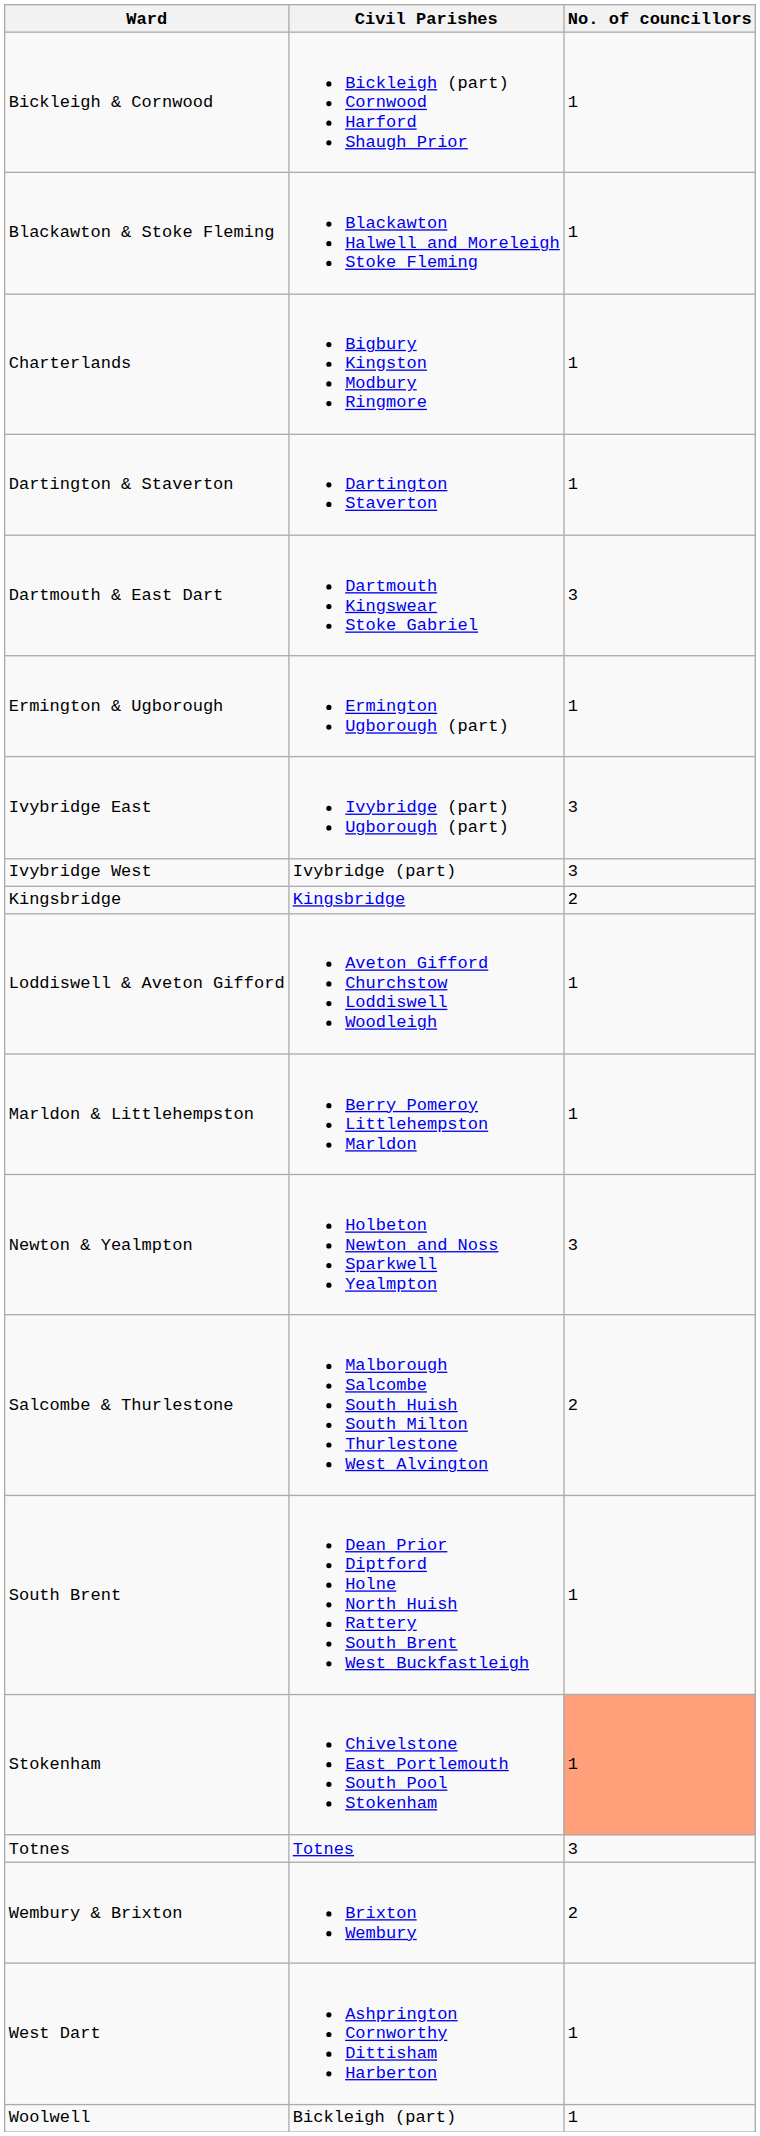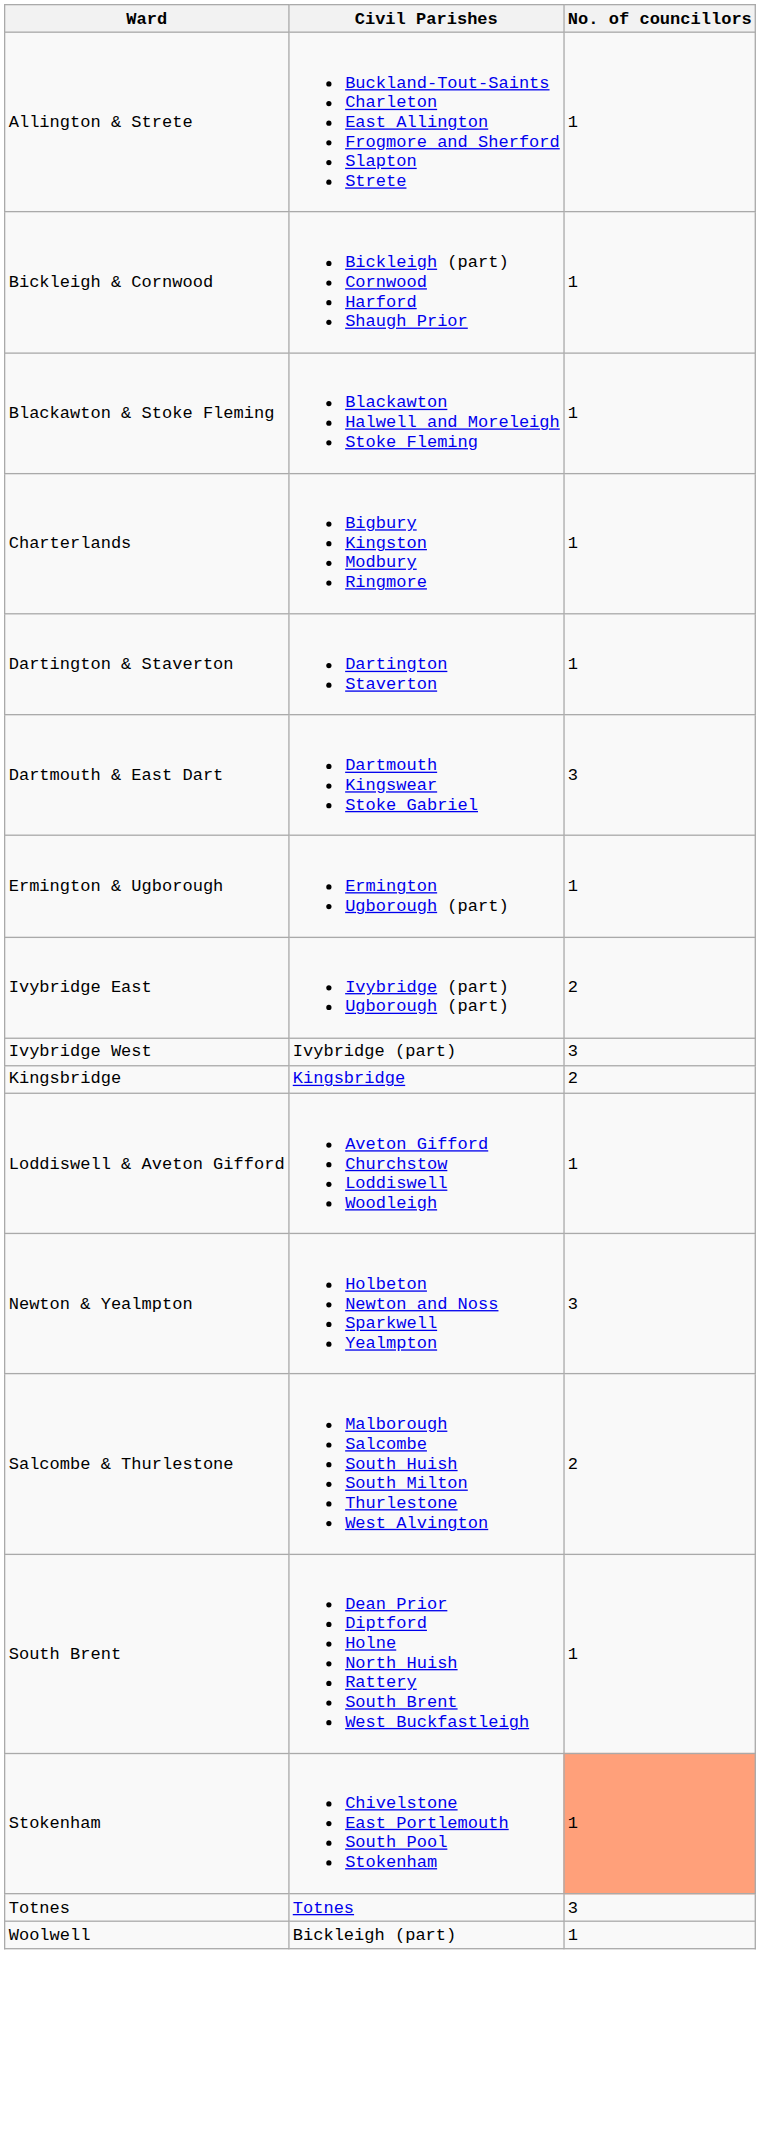+ row: (101, 122)
(573, 808) 3 -> (573, 987) 2
- row: (131, 1114)
- row: (96, 1913)
- row: (55, 2034)
